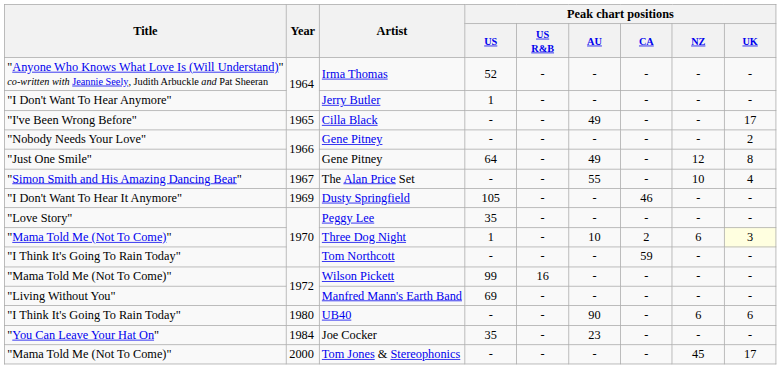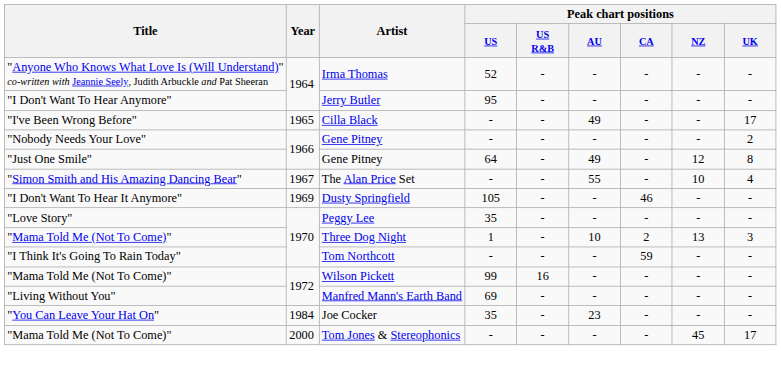(491, 100) 1 -> (491, 100) 95
(698, 237) 6 -> (698, 237) 13
(750, 237) lightyellow background -> (750, 237) no background
- row: (94, 315)
